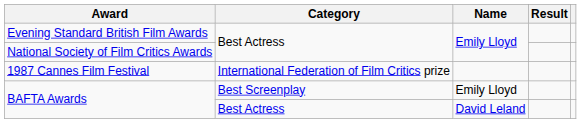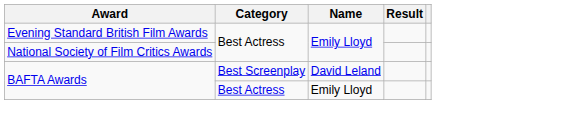- row: (78, 71)
(486, 90) Emily Lloyd -> (346, 71) David Leland
(491, 109) David Leland -> (341, 90) Emily Lloyd
